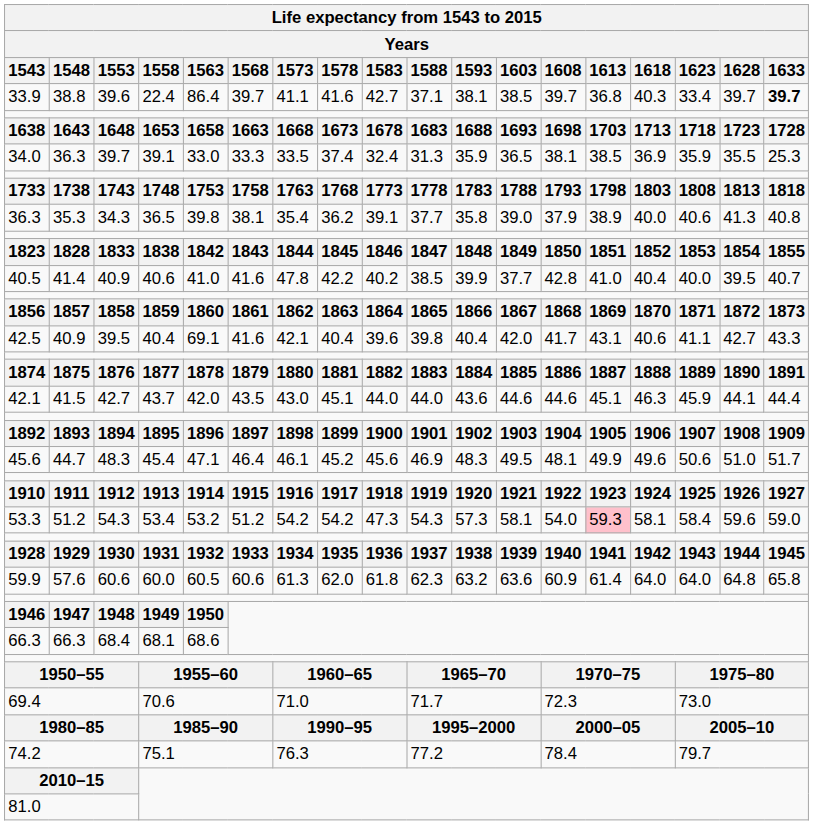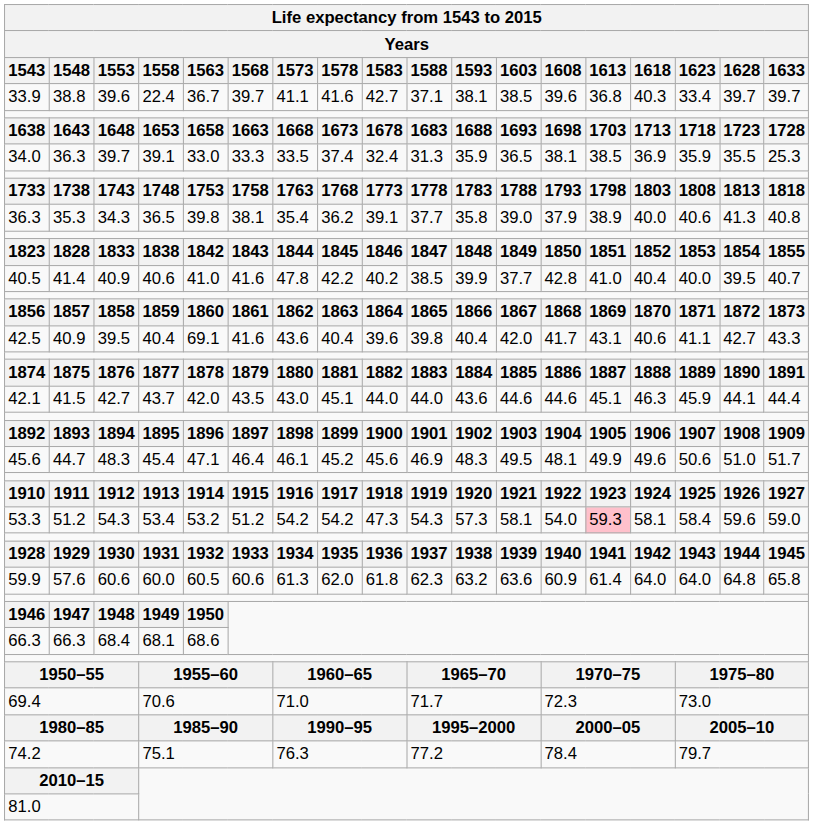(203, 96) 86.4 -> (203, 96) 36.7
(561, 96) 39.7 -> (561, 96) 39.6
(784, 96) bold -> (784, 96) normal
(293, 338) 42.1 -> (293, 338) 43.6
